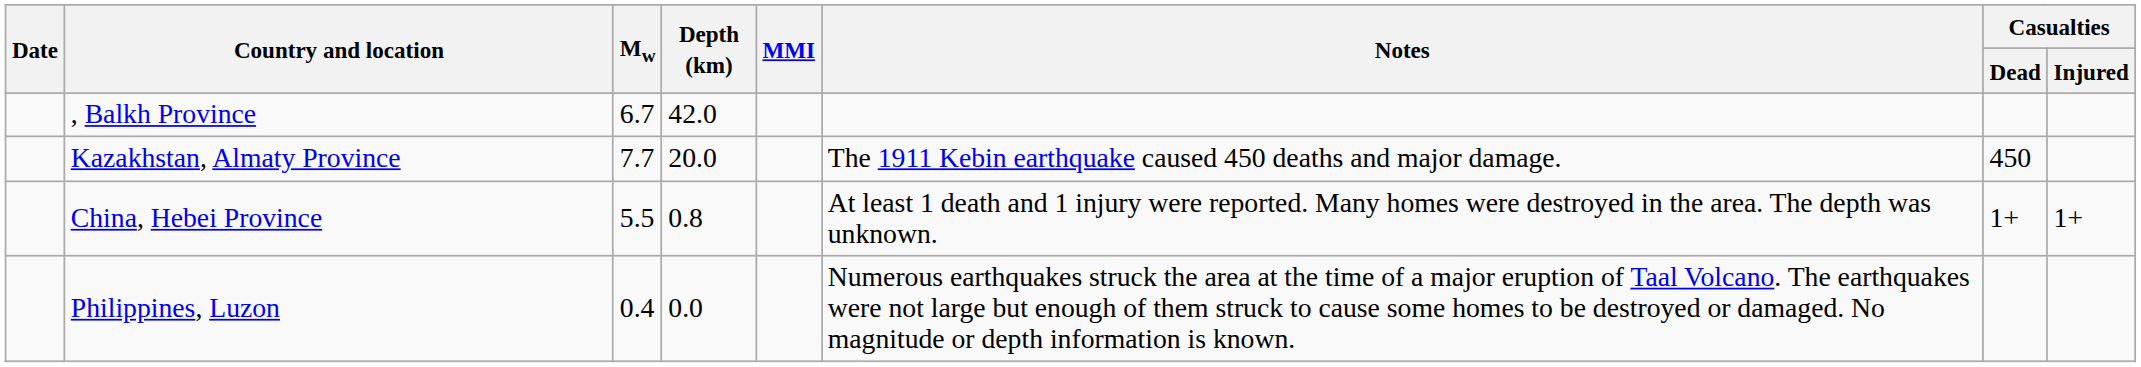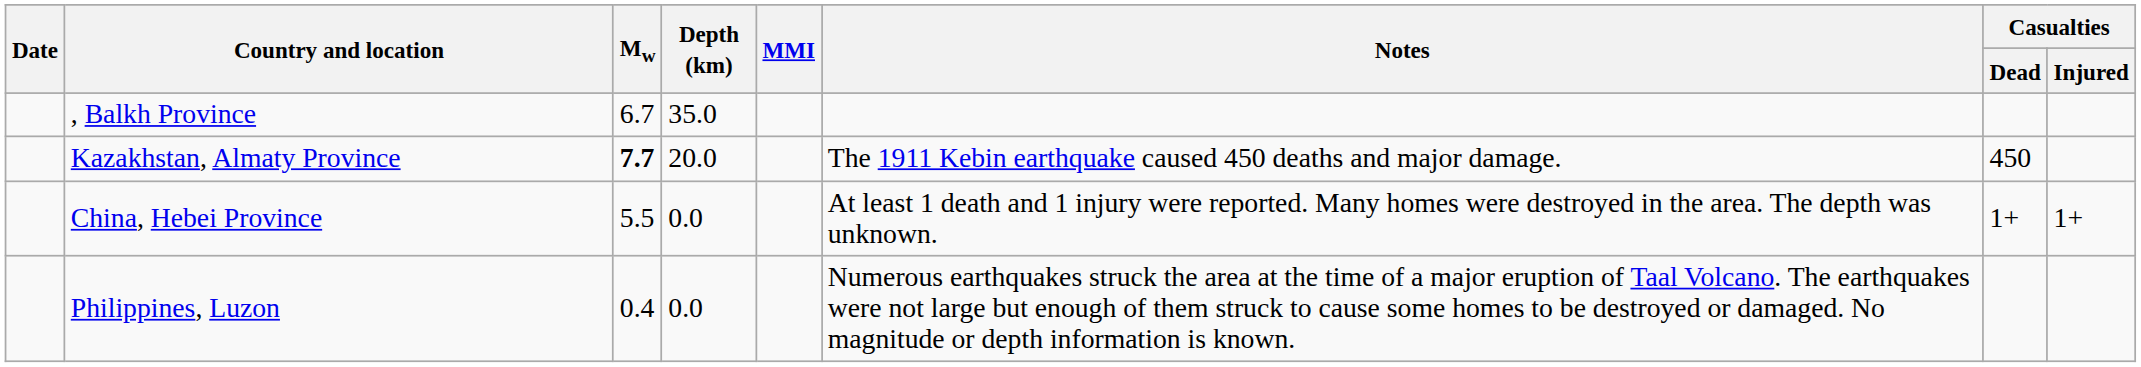(693, 114) 42.0 -> (693, 114) 35.0
(637, 158) normal -> (637, 158) bold
(686, 217) 0.8 -> (686, 217) 0.0
